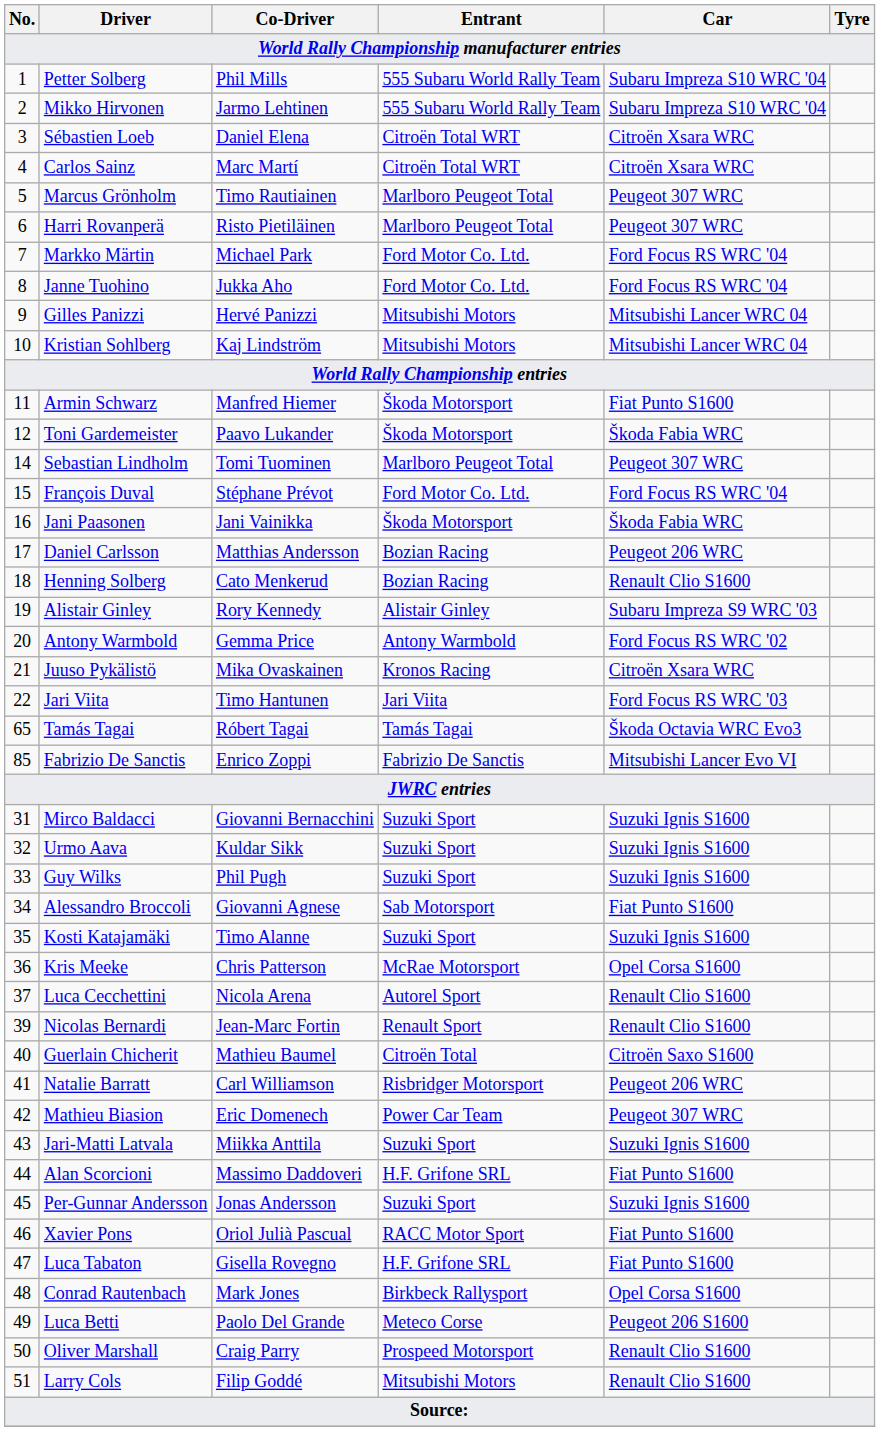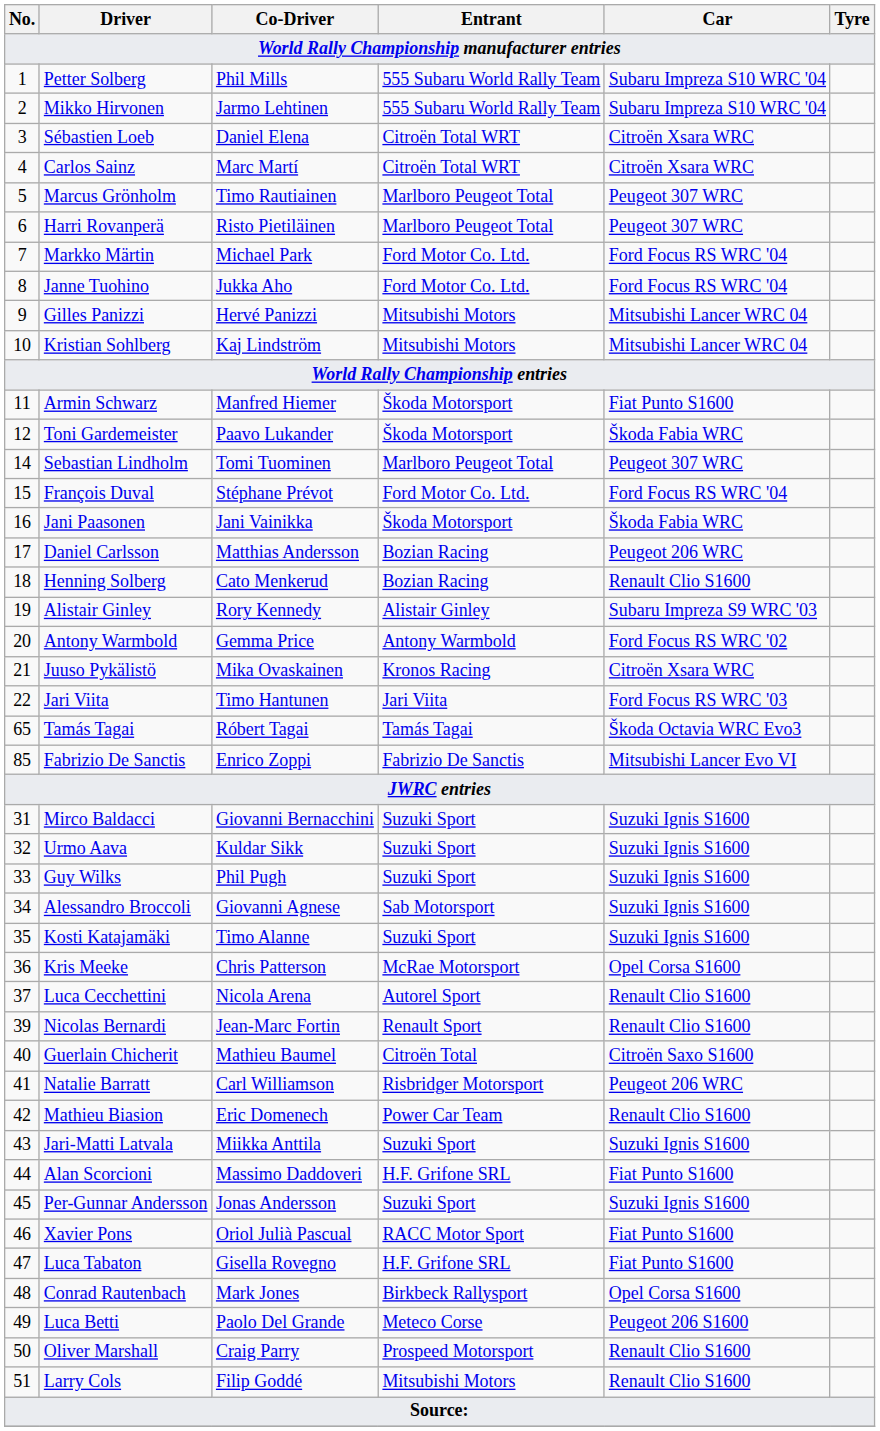(671, 907) Fiat Punto S1600 -> (679, 907) Suzuki Ignis S1600
(676, 1114) Peugeot 307 WRC -> (680, 1114) Renault Clio S1600
